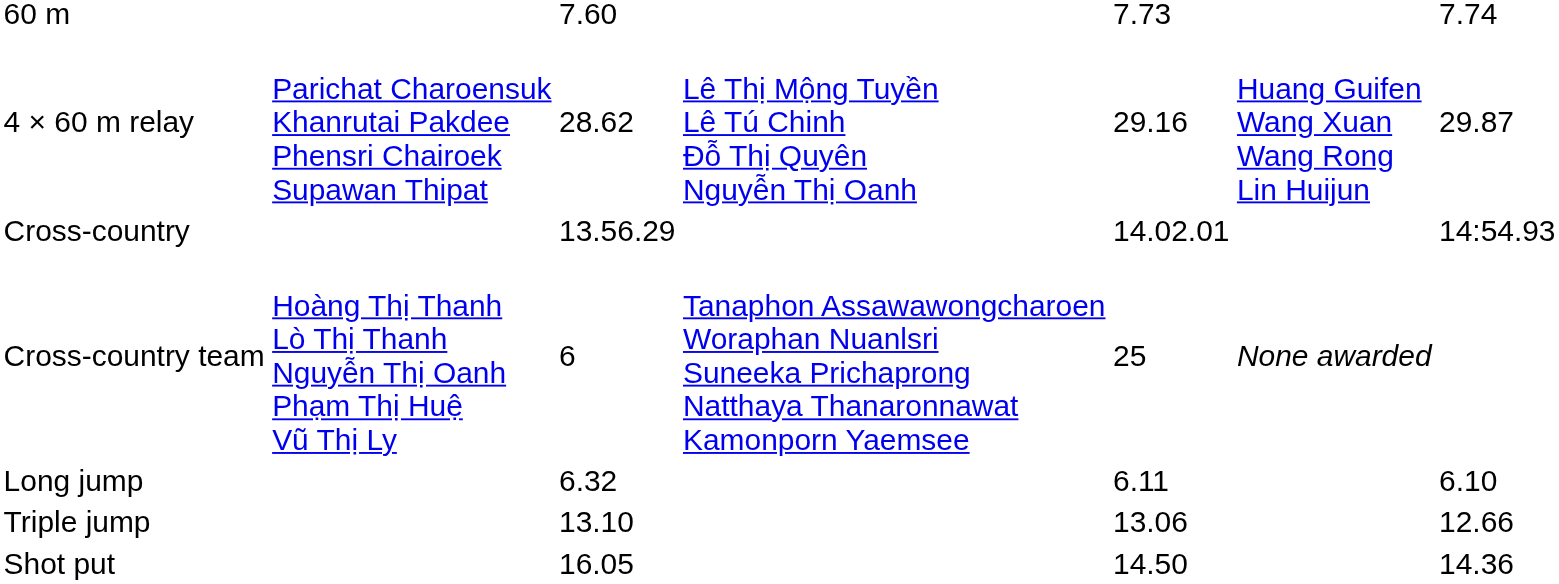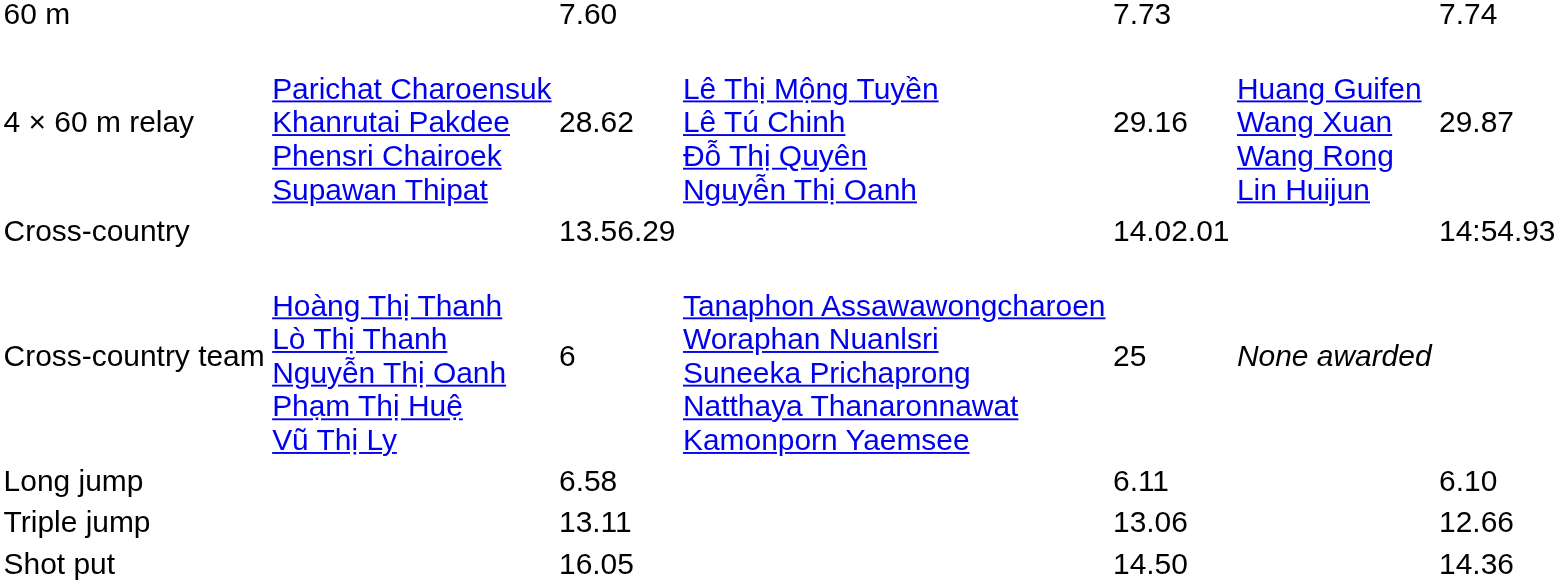(588, 481) 6.32 -> (588, 481) 6.58
(596, 522) 13.10 -> (595, 522) 13.11
